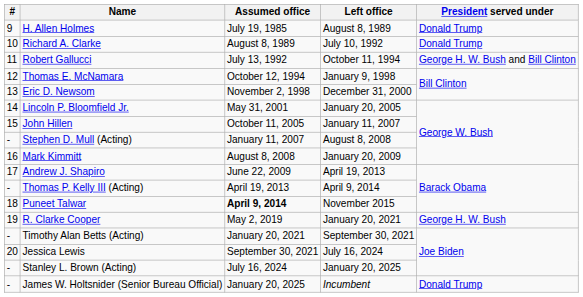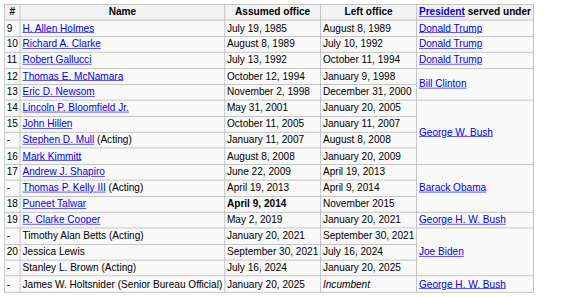(497, 60) George H. W. Bush and Bill Clinton -> (451, 60) Donald Trump
(451, 284) Donald Trump -> (462, 284) George H. W. Bush
